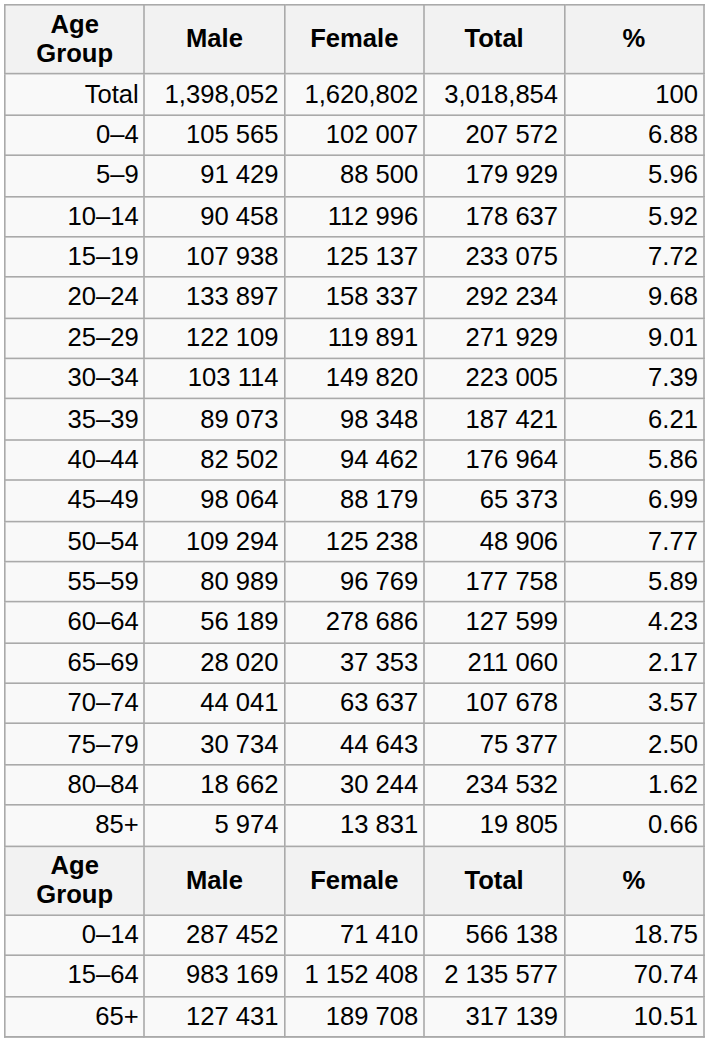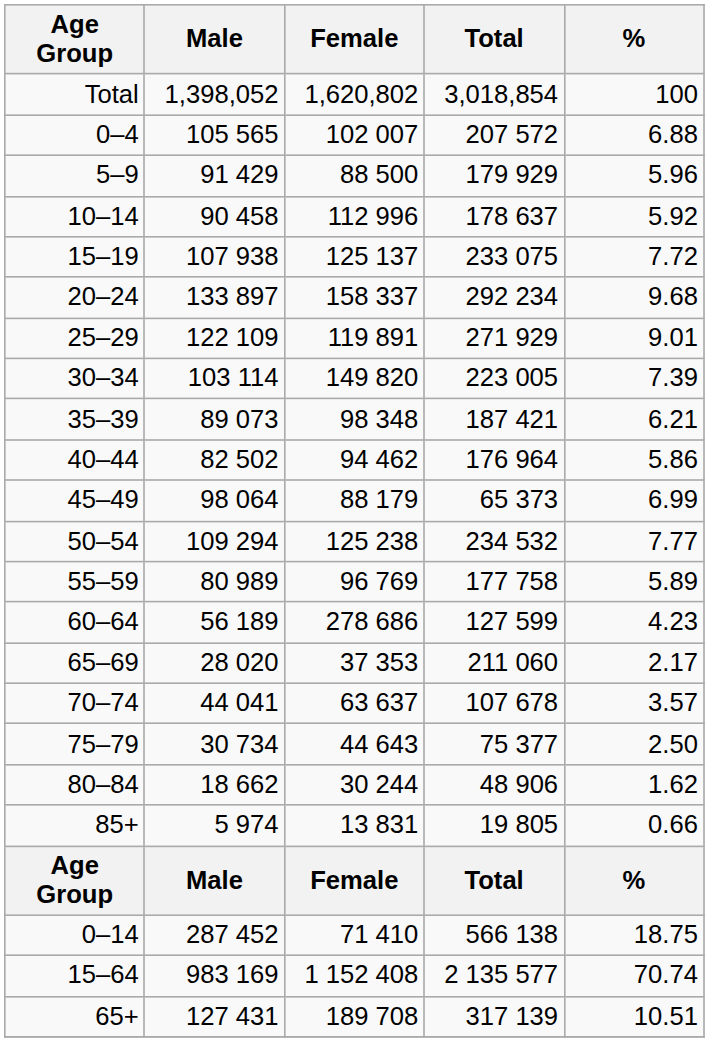(519, 540) 48 906 -> (512, 540) 234 532
(512, 784) 234 532 -> (519, 784) 48 906
